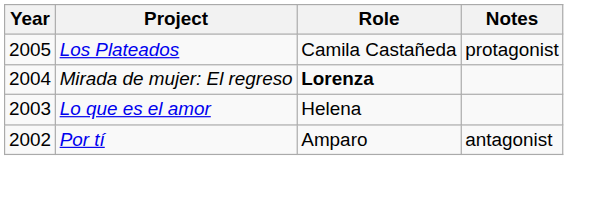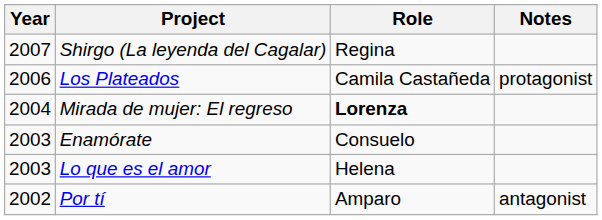+ row: (193, 49)
(30, 49) 2005 -> (30, 79) 2006
+ row: (106, 139)
